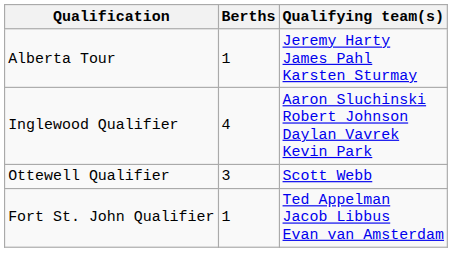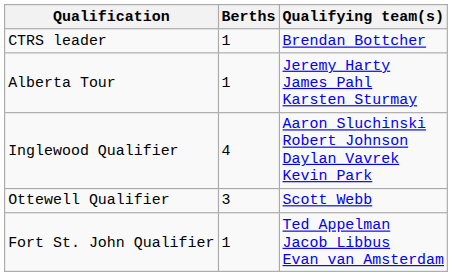+ row: (57, 41)
